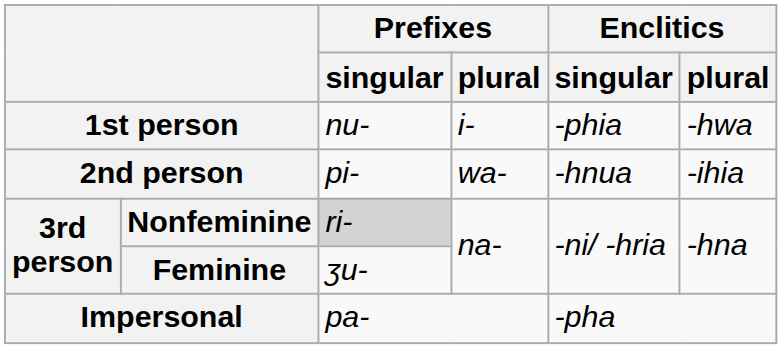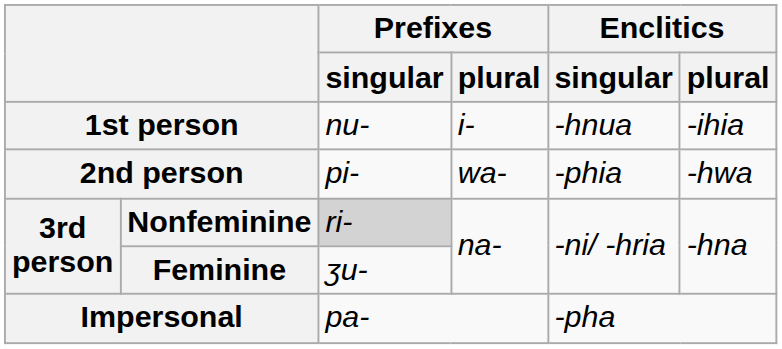(588, 125) -phia -> (593, 125) -hnua
(720, 125) -hwa -> (715, 125) -ihia
(593, 173) -hnua -> (588, 173) -phia
(715, 173) -ihia -> (720, 173) -hwa
